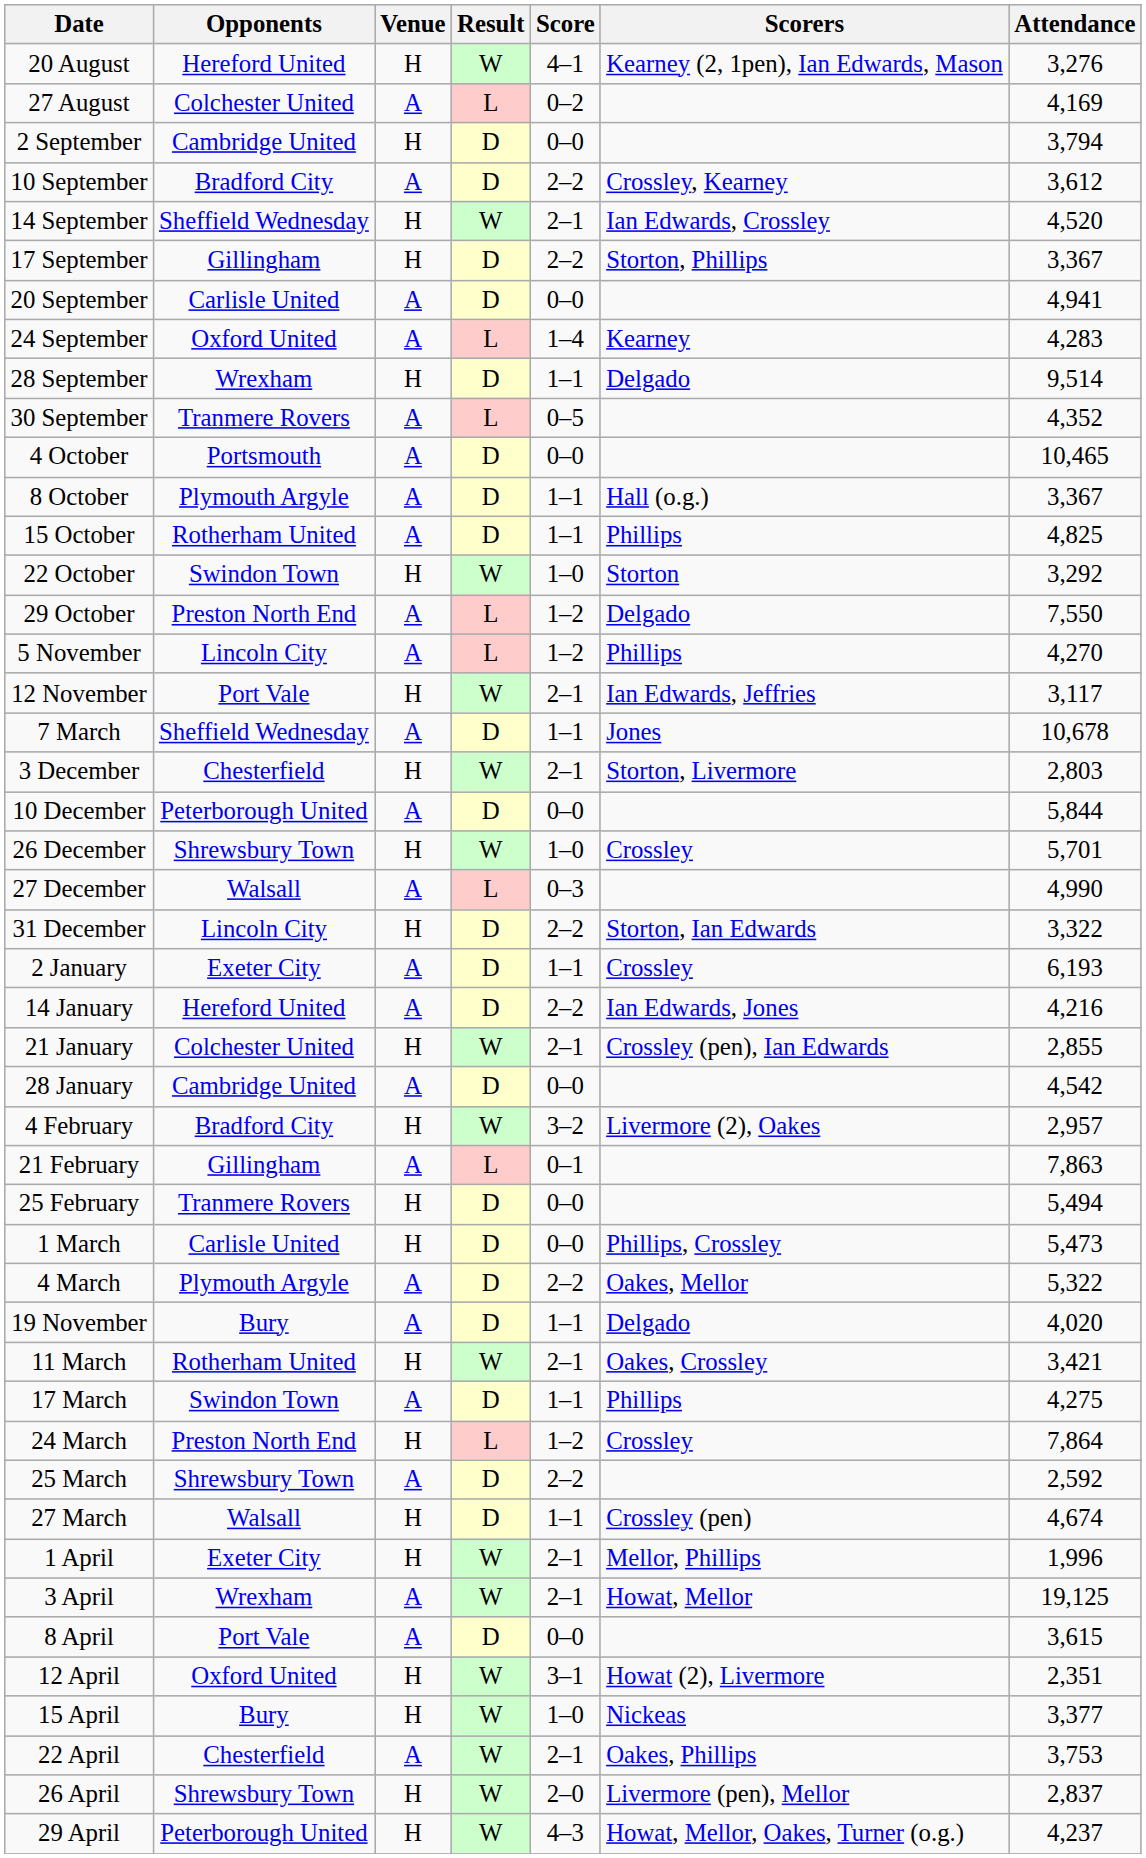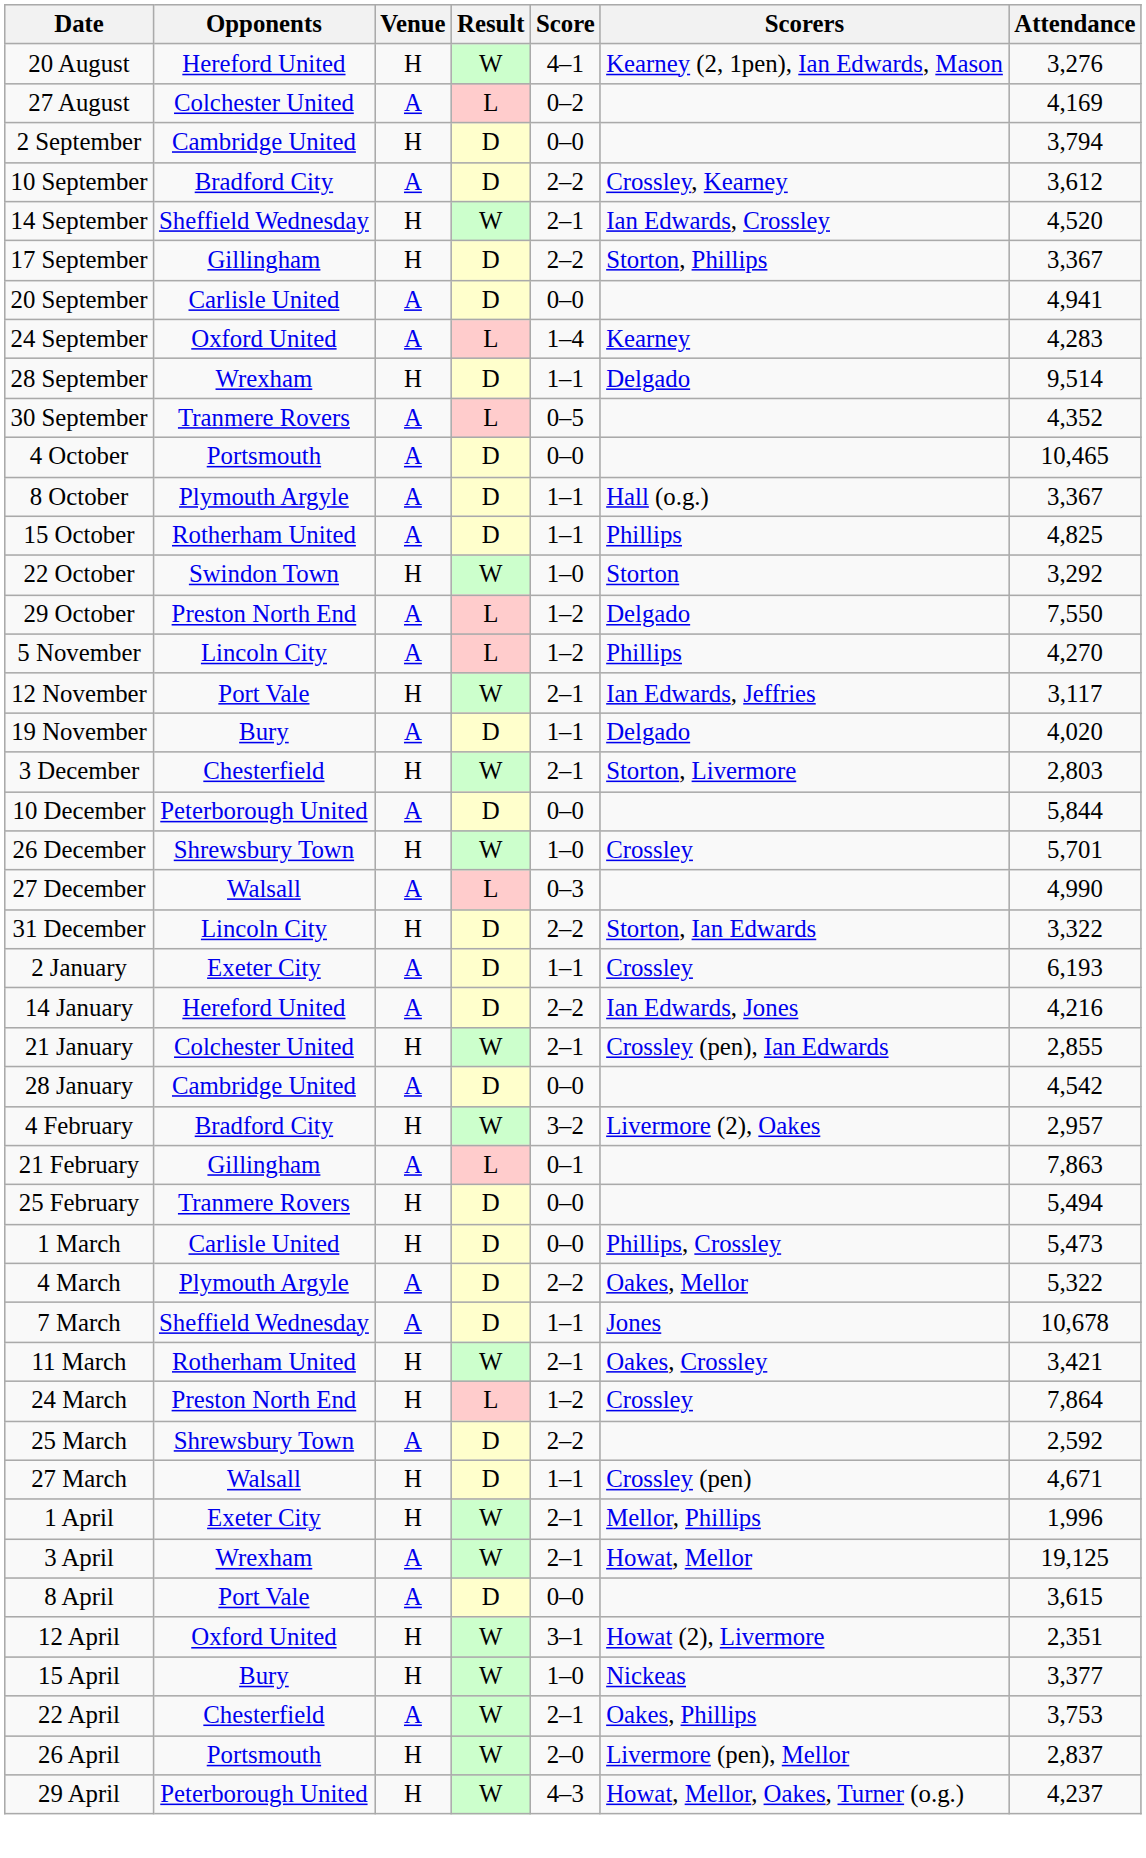rows swapped: (79, 1322) <-> (79, 732)
- row: (79, 1400)
(1075, 1518) 4,674 -> (1075, 1479) 4,671
(264, 1794) Shrewsbury Town -> (264, 1754) Portsmouth
